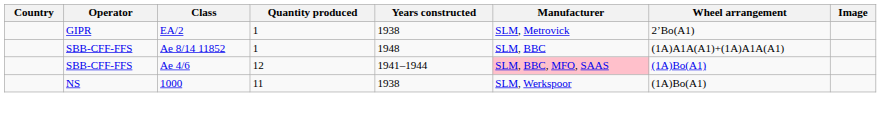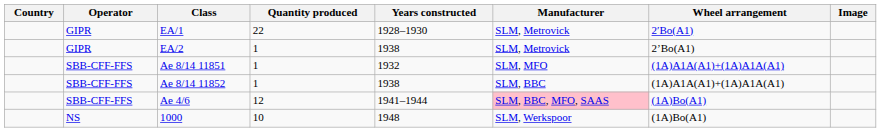+ row: (172, 30)
+ row: (193, 65)
(389, 48) 1948 -> (389, 83) 1938
(258, 83) 11 -> (258, 118) 10
(389, 83) 1938 -> (389, 118) 1948
